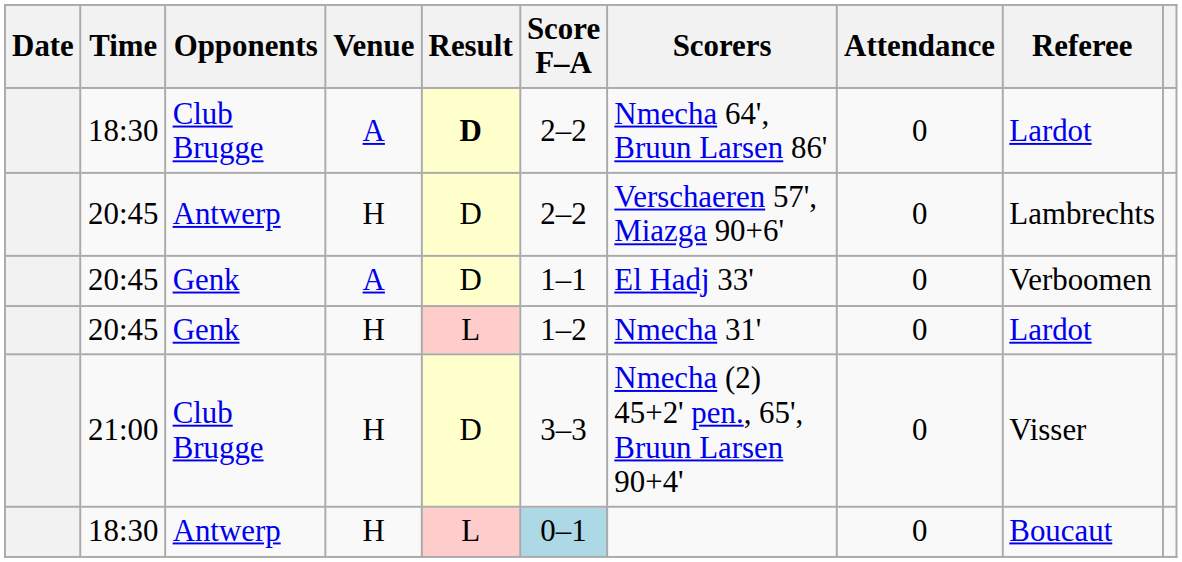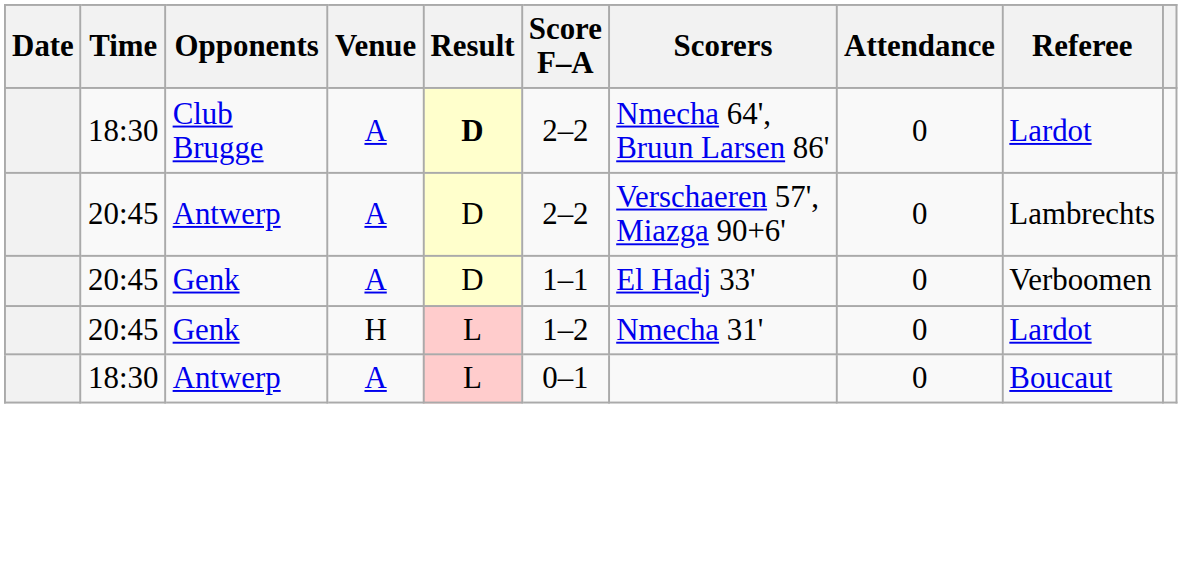(374, 213) H -> (376, 213) A
- row: (123, 430)
(374, 531) H -> (376, 378) A
(563, 531) lightblue background -> (565, 378) no background
